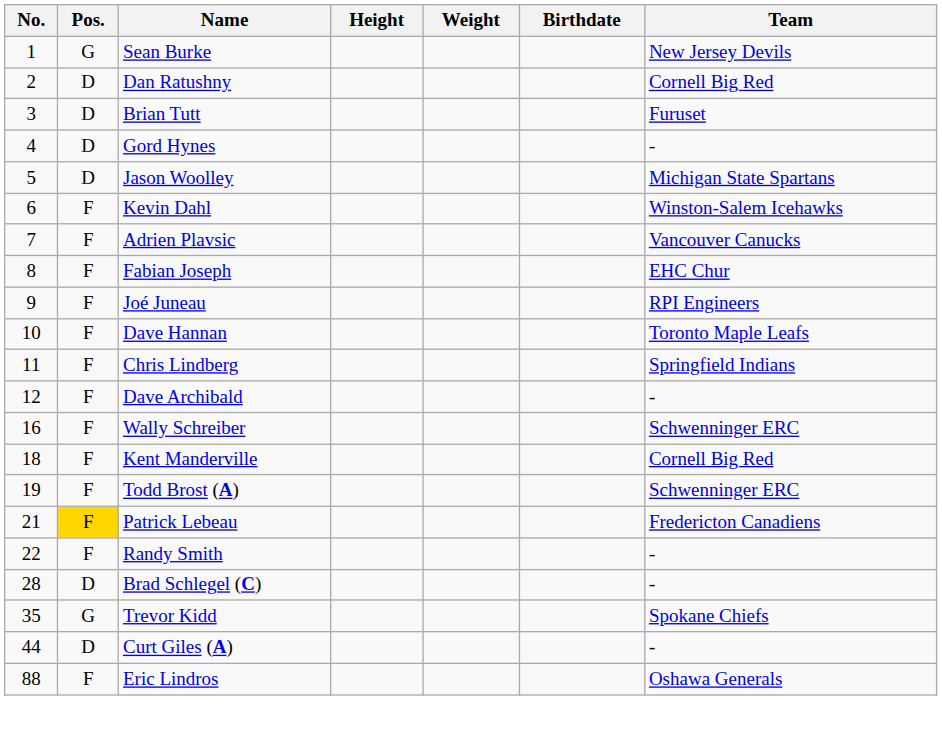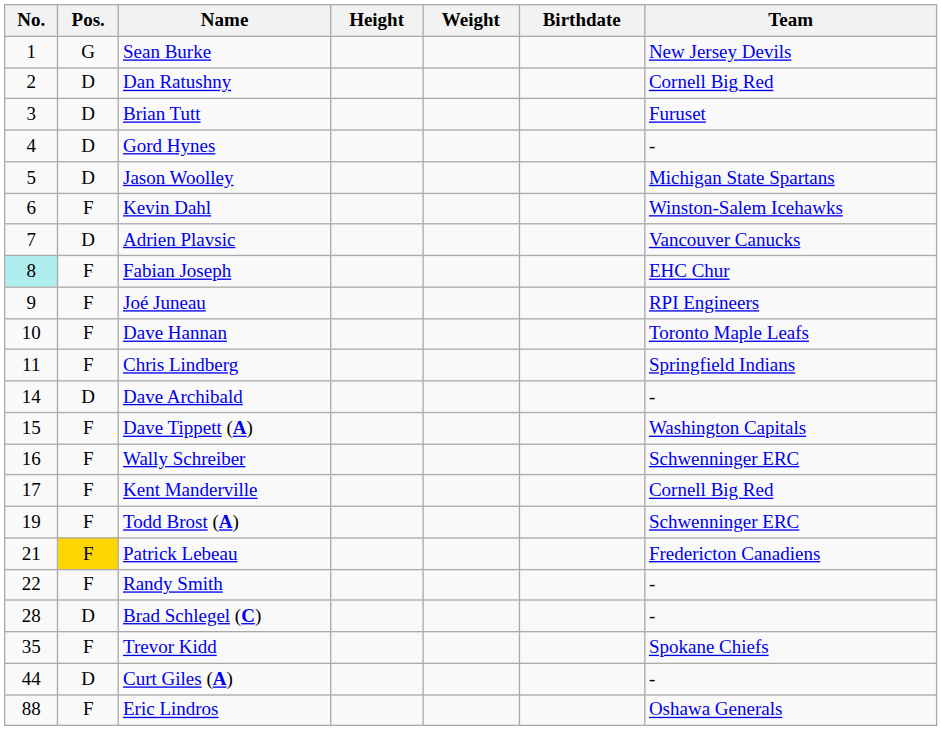(88, 240) F -> (88, 240) D
(31, 271) no background -> (31, 271) paleturquoise background
(31, 396) 12 -> (31, 396) 14
(88, 396) F -> (88, 396) D
+ row: (188, 428)
(31, 459) 18 -> (31, 490) 17
(88, 616) G -> (88, 647) F
